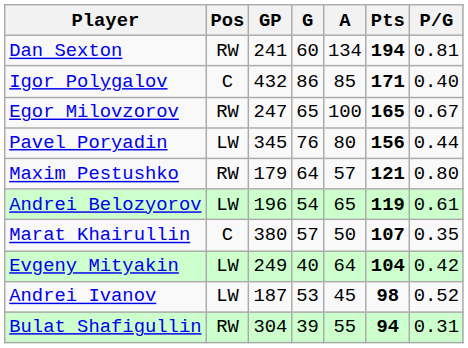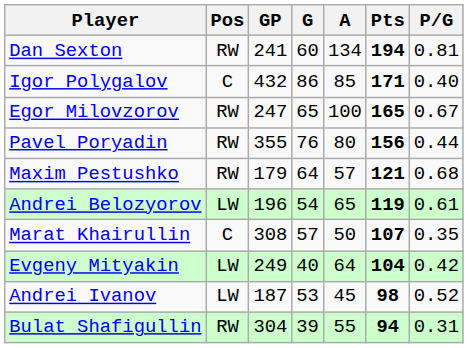(227, 143) LW -> (227, 143) RW
(270, 143) 345 -> (270, 143) 355
(436, 174) 0.80 -> (436, 174) 0.68
(270, 235) 380 -> (270, 235) 308
